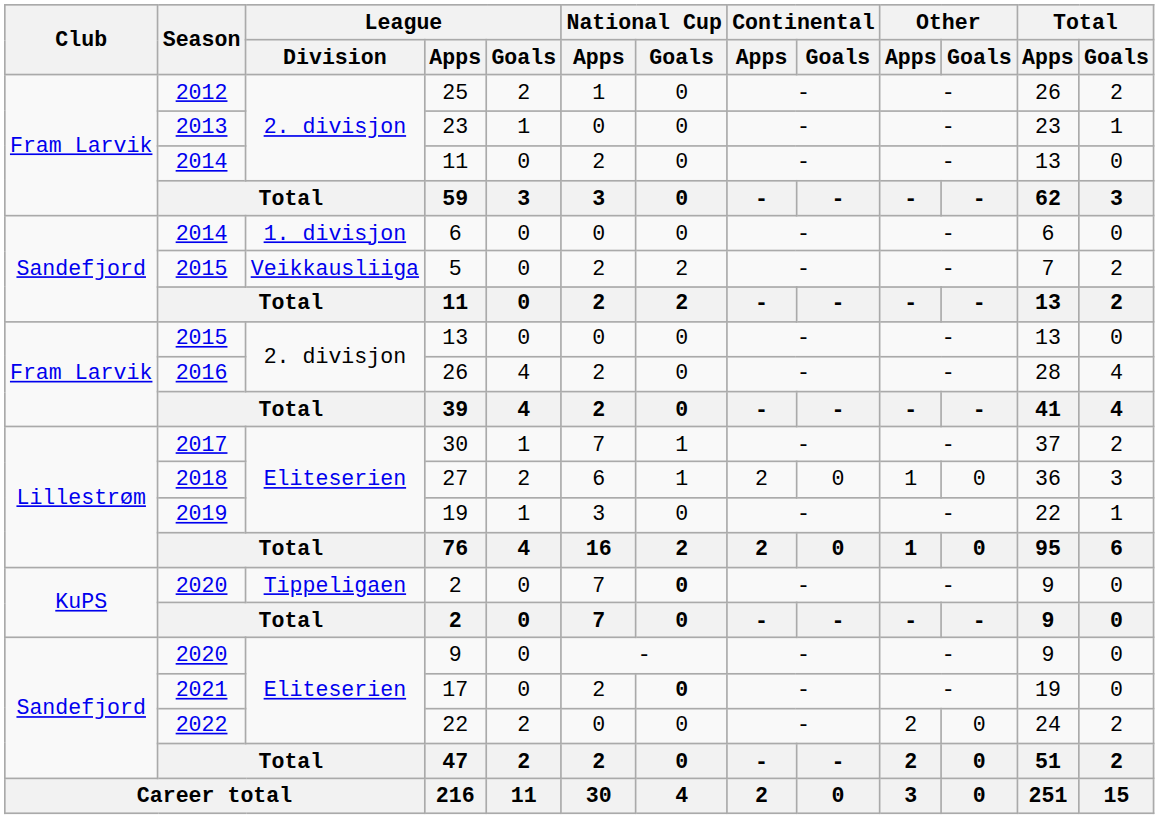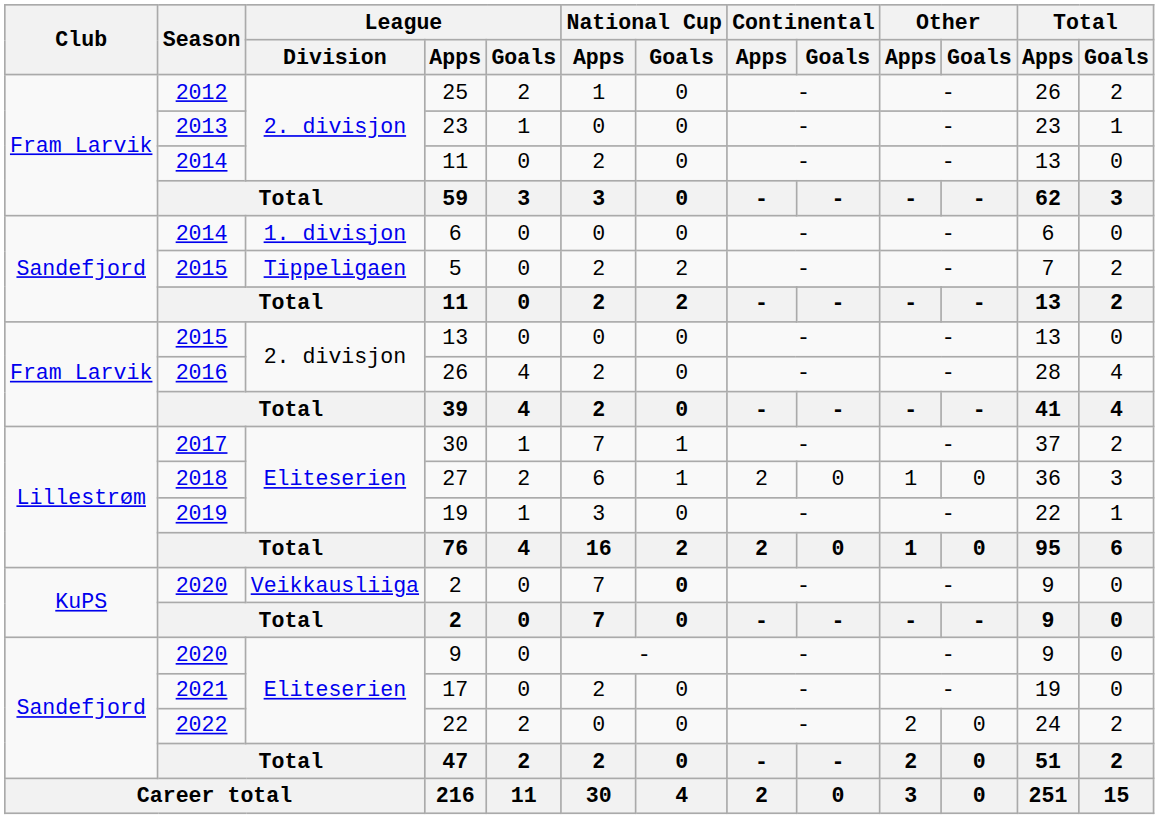(335, 269) Veikkausliiga -> (335, 269) Tippeligaen
(335, 585) Tippeligaen -> (335, 585) Veikkausliiga
(682, 691) bold -> (682, 691) normal
